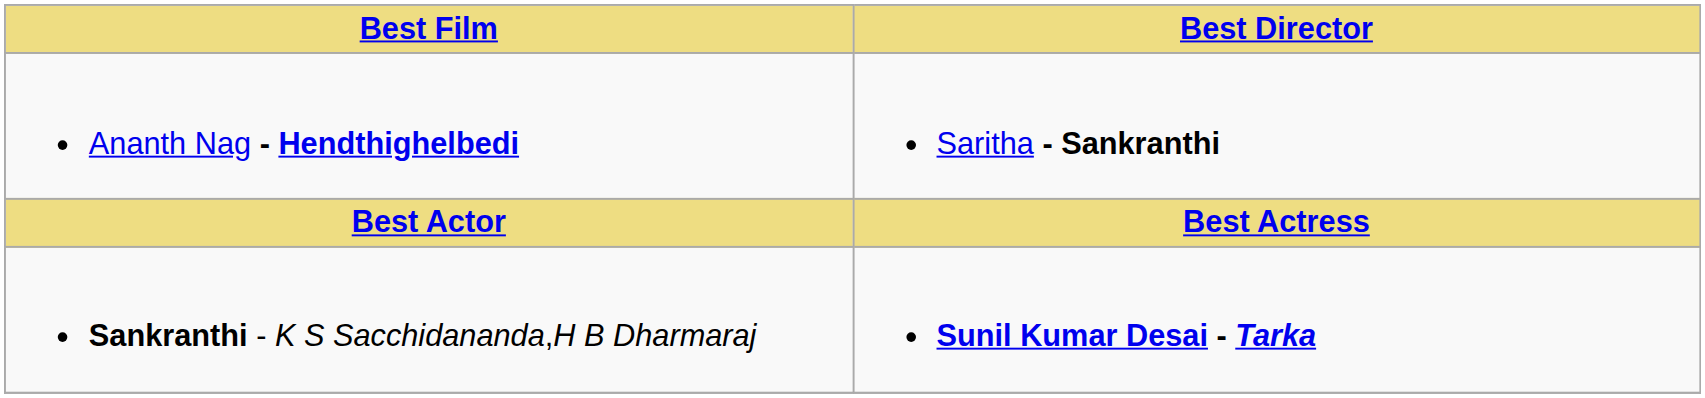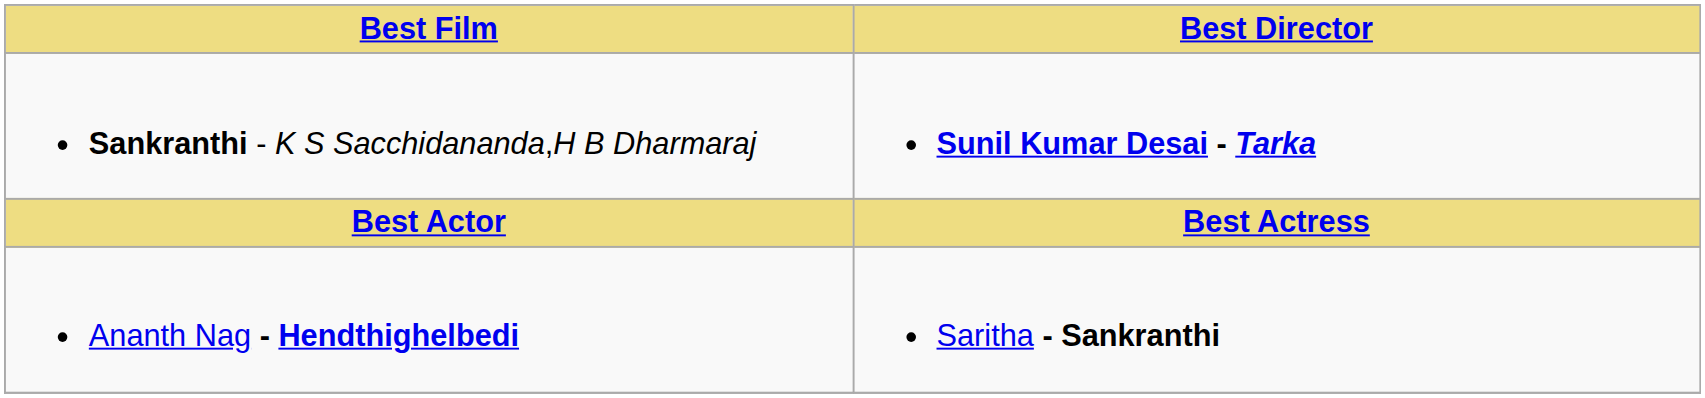rows swapped: (429, 337) <-> (429, 143)
